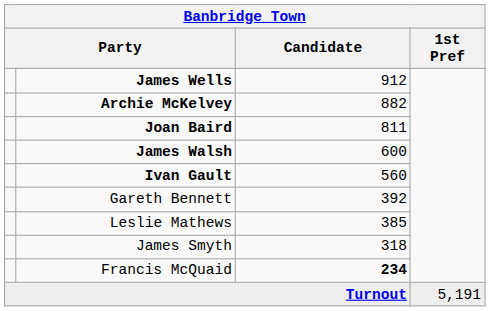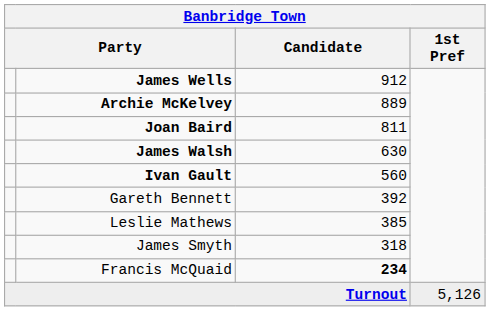(394, 104) 882 -> (394, 104) 889
(394, 152) 600 -> (394, 152) 630
(459, 294) 5,191 -> (459, 294) 5,126
